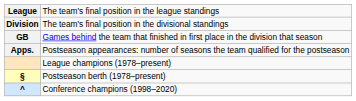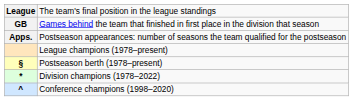- row: (22, 24)
+ row: (21, 76)
